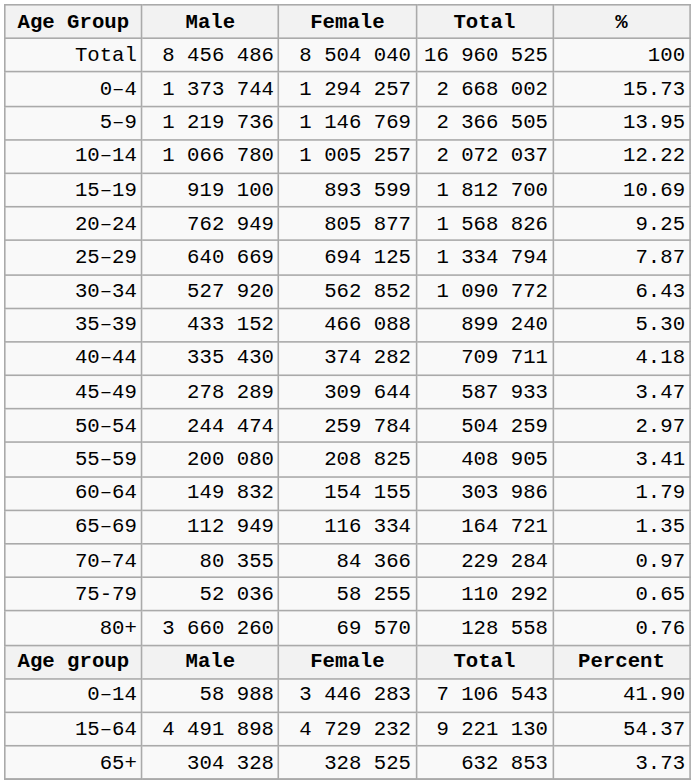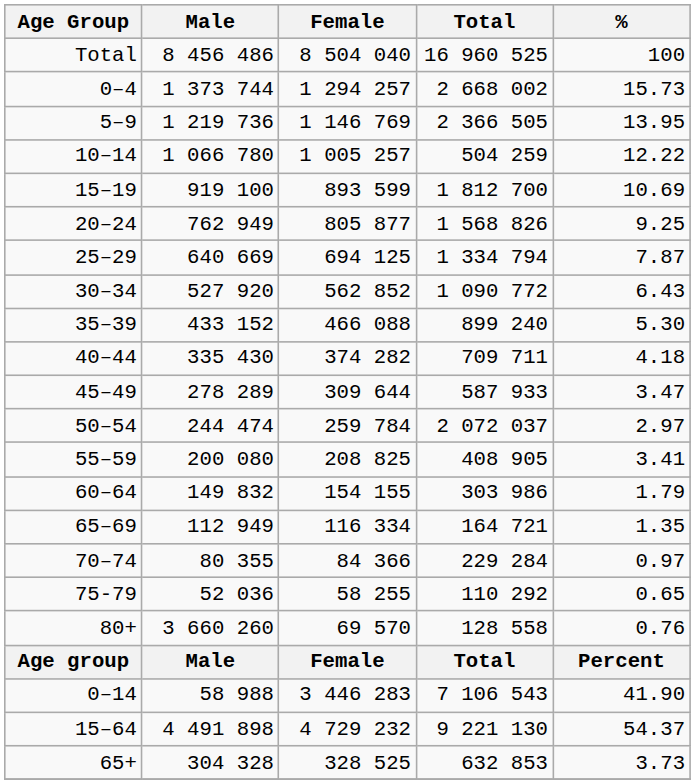(492, 156) 2 072 037 -> (505, 156) 504 259
(505, 426) 504 259 -> (492, 426) 2 072 037
